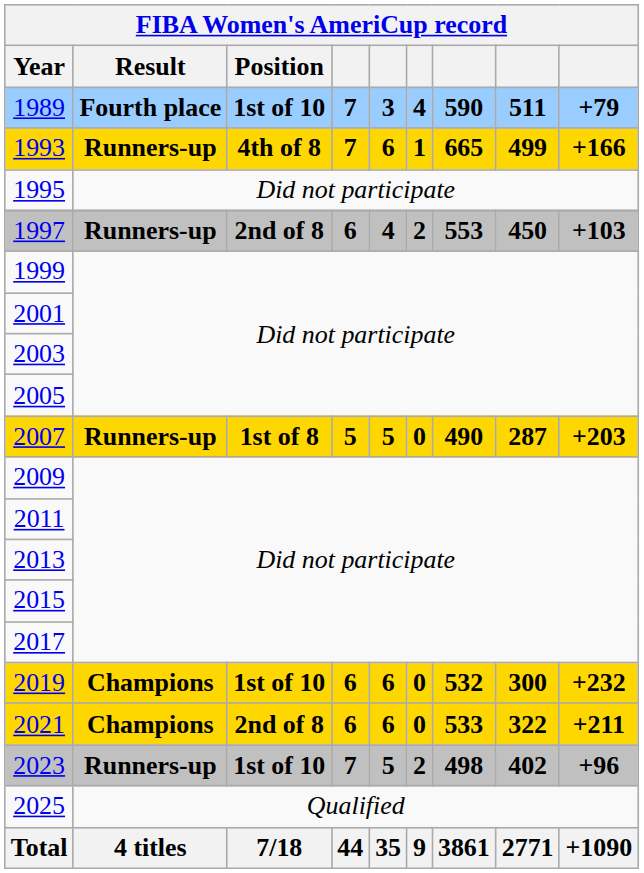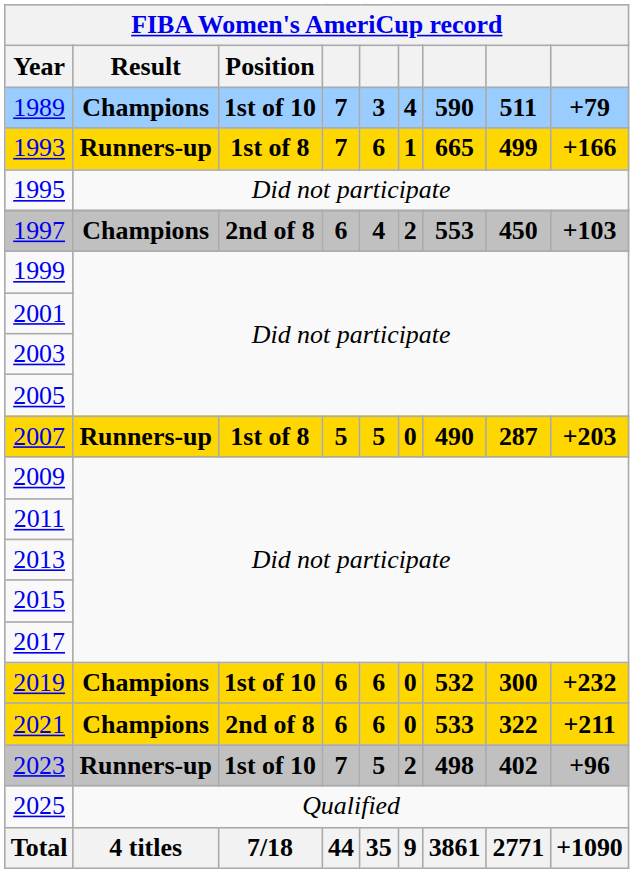(150, 107) Fourth place -> (146, 107) Champions
(279, 148) 4th of 8 -> (270, 148) 1st of 8
(150, 230) Runners-up -> (146, 230) Champions
